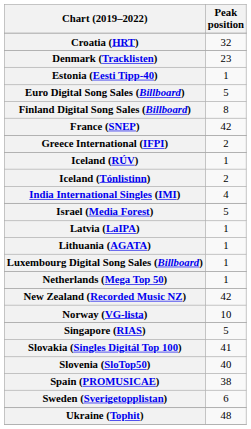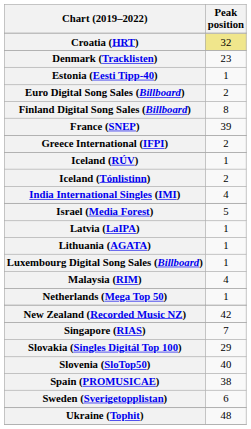(226, 42) no background -> (226, 42) khaki background
(226, 93) 5 -> (226, 93) 2
(226, 127) 42 -> (226, 127) 39
+ row: (105, 280)
- row: (105, 314)
(226, 331) 5 -> (226, 331) 7
(226, 348) 41 -> (226, 348) 29
